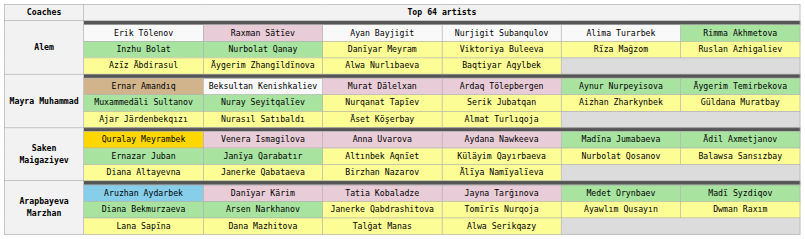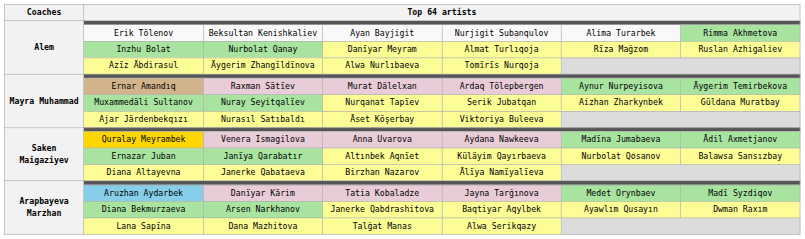(263, 33) Raxman Sätïev -> (263, 33) Beksultan Kenishkaliev
(502, 49) Viktoriya Buleeva -> (502, 49) Almat Turlıqoja
(502, 66) Baqtiyar Aqylbek -> (502, 66) Tomïrïs Nurqoja
(263, 86) Beksultan Kenishkaliev -> (263, 86) Raxman Sätïev
(502, 119) Almat Turlıqoja -> (502, 119) Viktoriya Buleeva
(502, 209) Tomïrïs Nurqoja -> (502, 209) Baqtiyar Aqylbek
